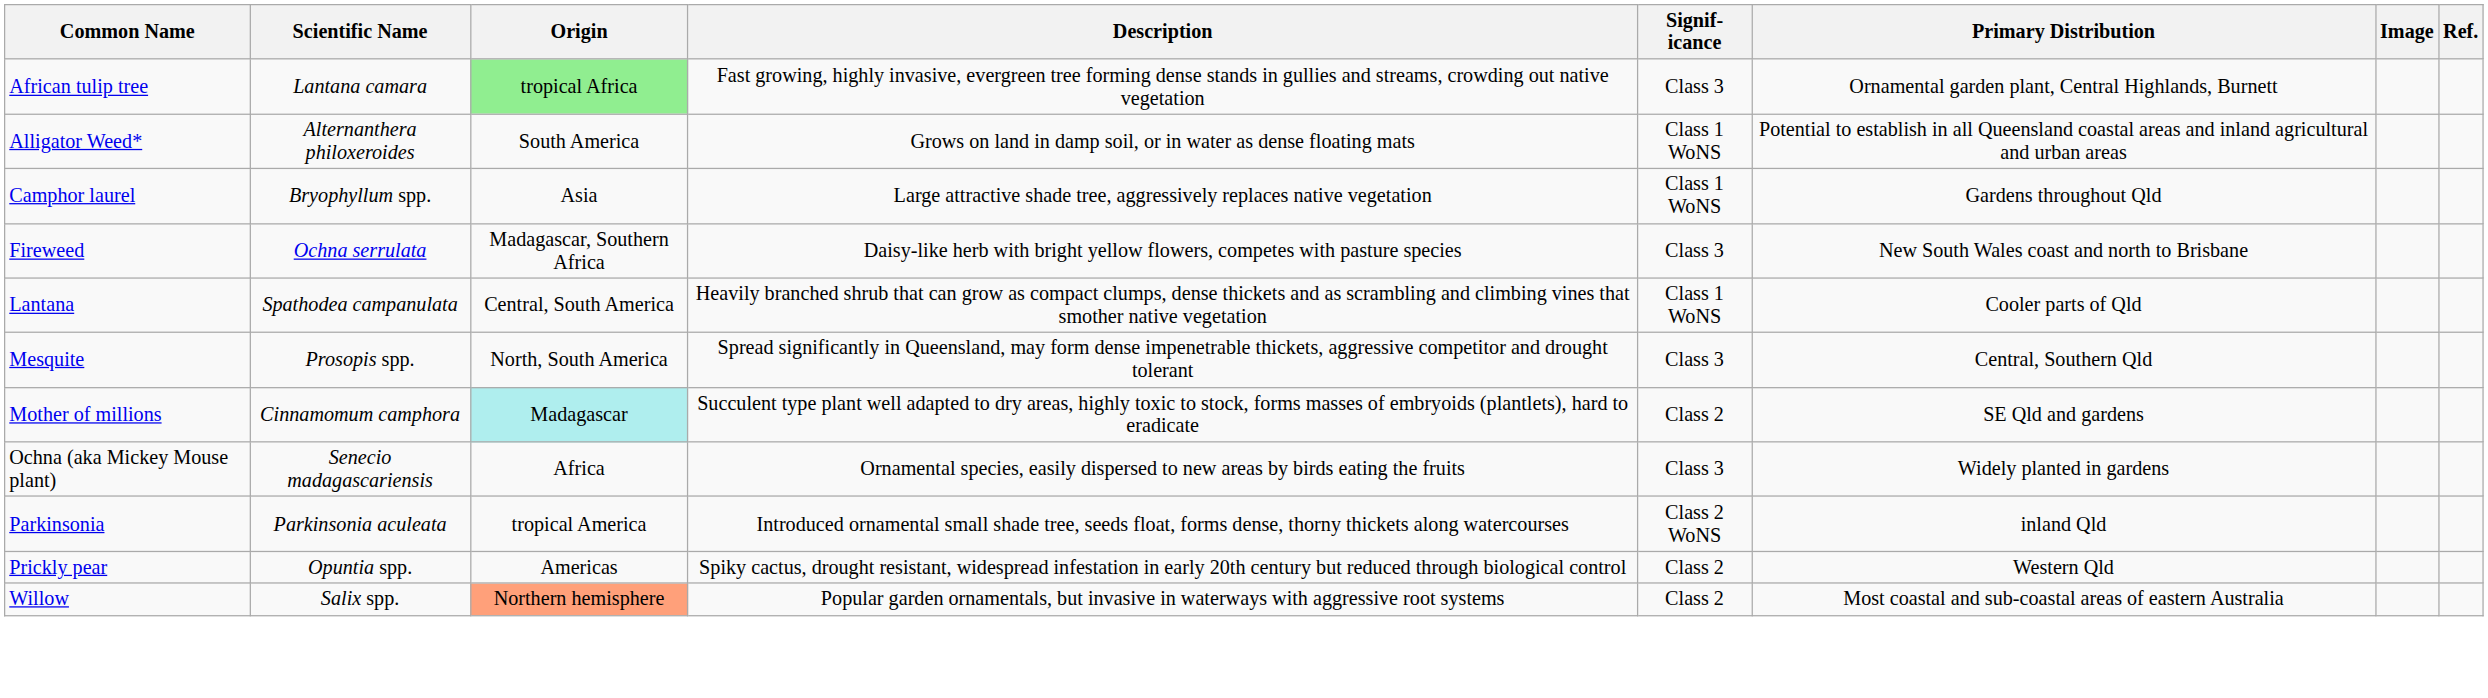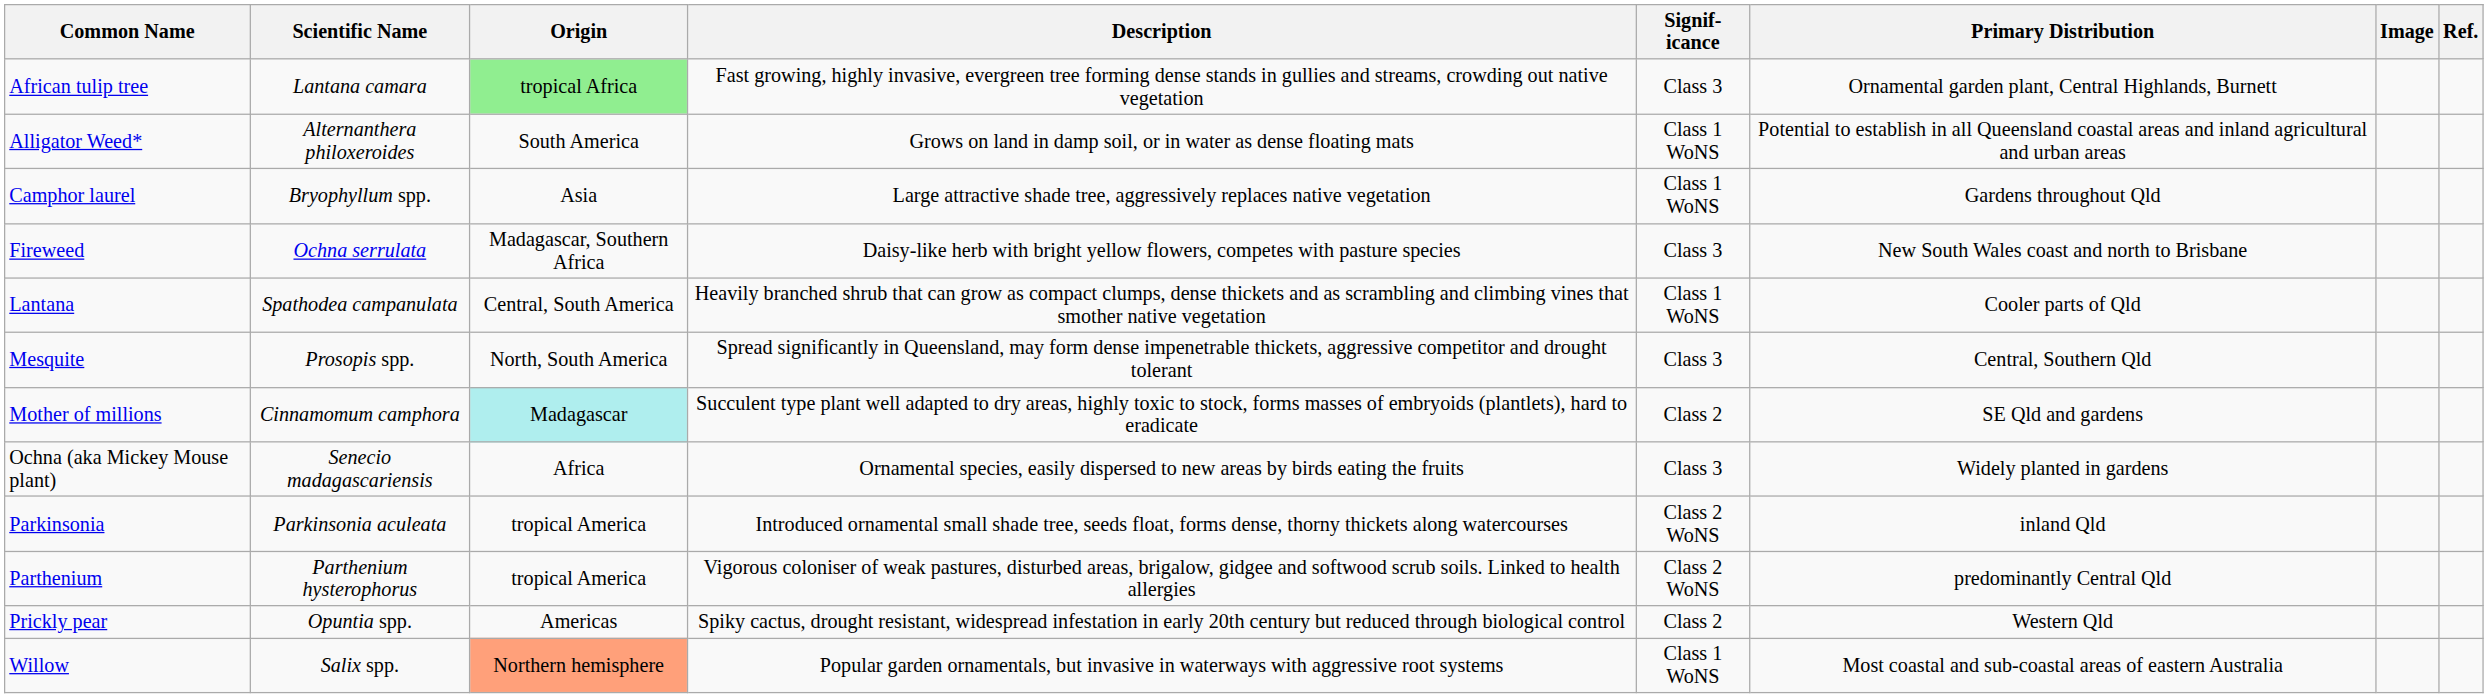+ row: (56, 578)
(1695, 598) Class 2 -> (1693, 664) Class 1 WoNS
